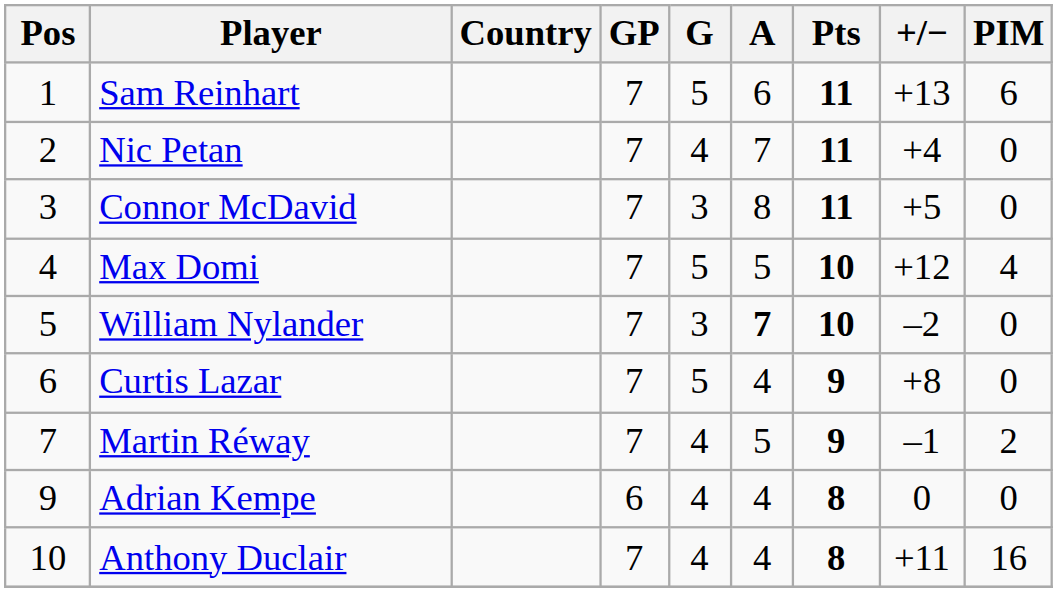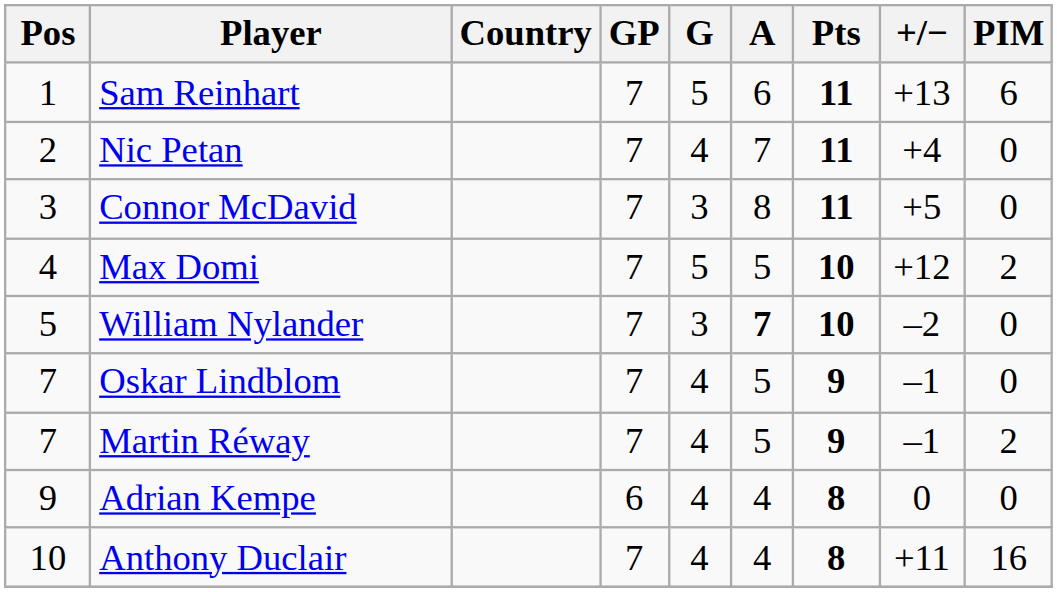(1009, 265) 4 -> (1009, 265) 2
- row: (190, 382)
+ row: (220, 382)
